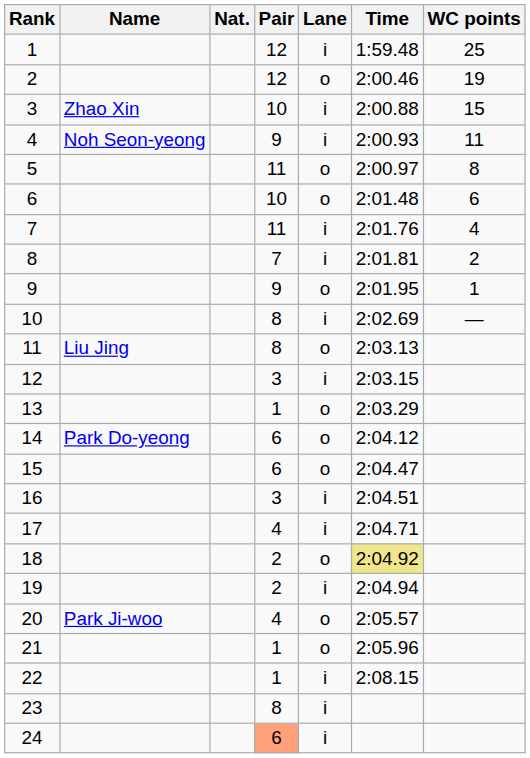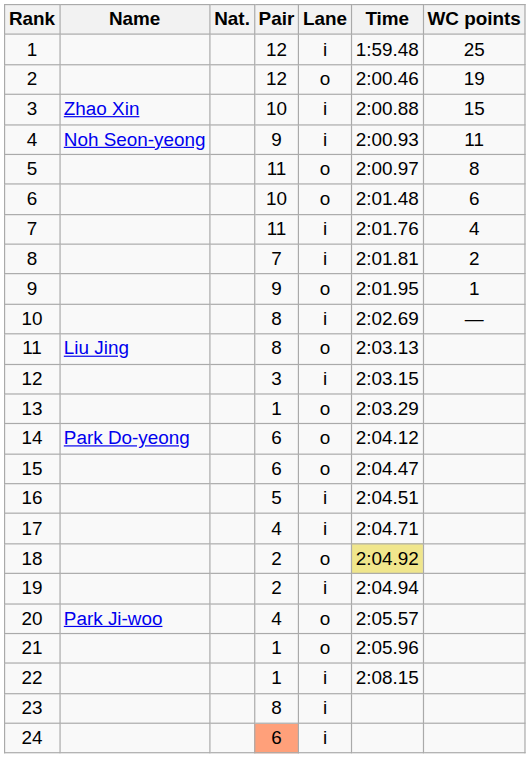(276, 498) 3 -> (276, 498) 5
